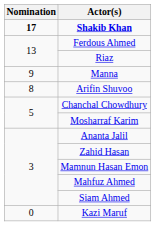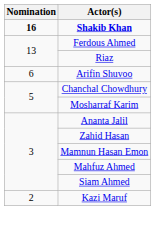(31, 27) 17 -> (31, 27) 16
- row: (104, 74)
(31, 89) 8 -> (31, 74) 6
(31, 213) 0 -> (31, 197) 2
